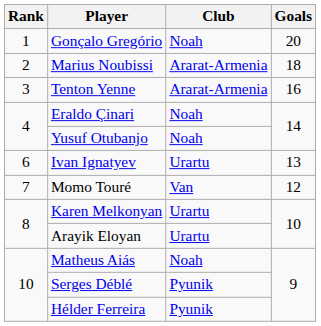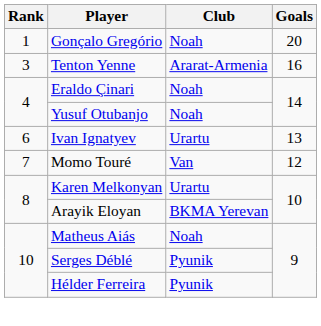- row: (102, 65)
(189, 235) Urartu -> (219, 211) BKMA Yerevan
